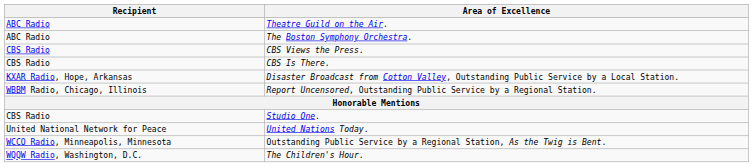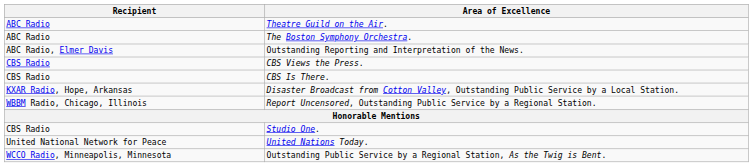+ row: (395, 50)
- row: (315, 155)
